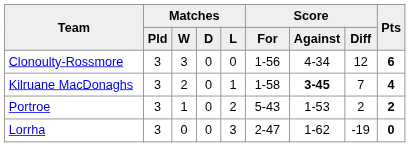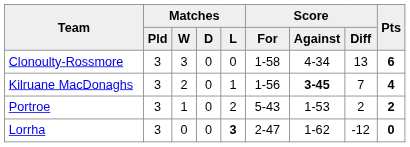(267, 61) 1-56 -> (267, 61) 1-58
(361, 61) 12 -> (361, 61) 13
(267, 84) 1-58 -> (267, 84) 1-56
(233, 130) normal -> (233, 130) bold
(361, 130) -19 -> (361, 130) -12
